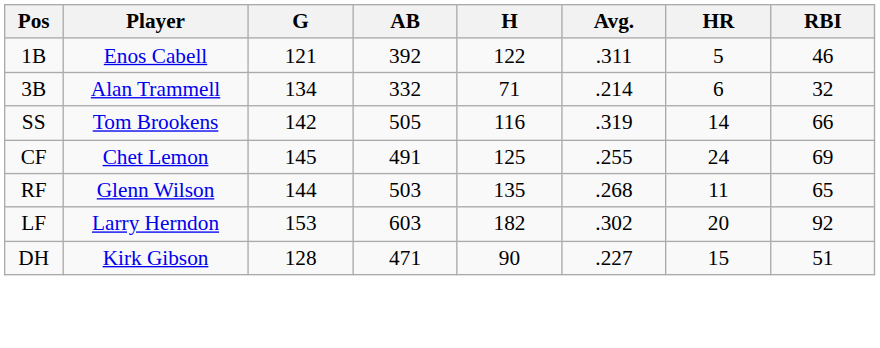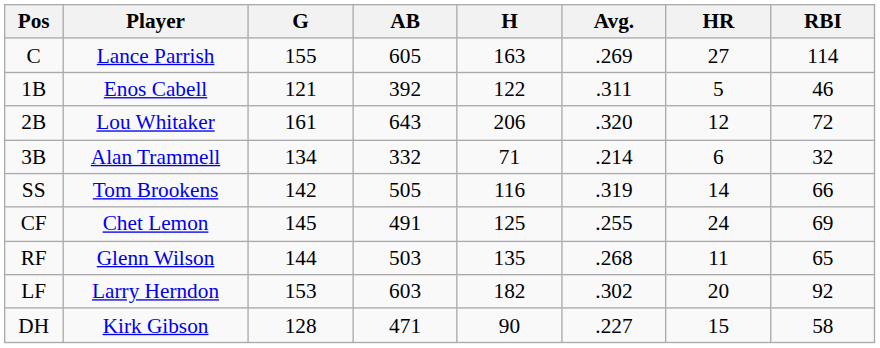+ row: (34, 55)
+ row: (34, 122)
(823, 257) 51 -> (823, 325) 58
